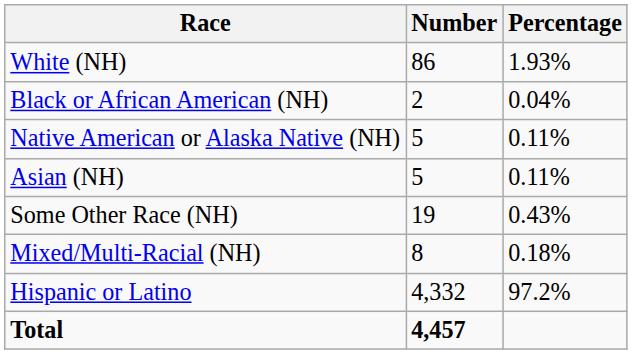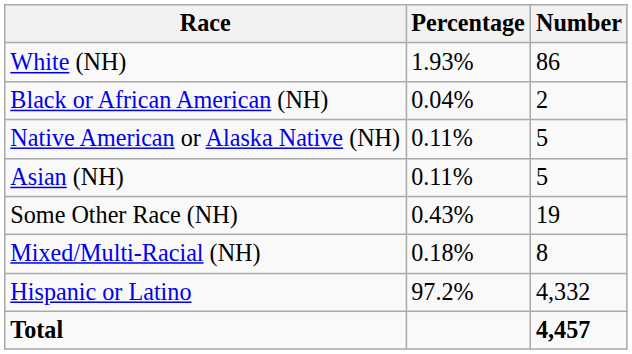columns swapped: (454, 23) <-> (565, 23)
